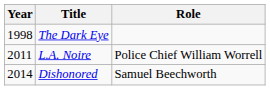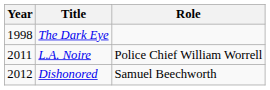(20, 74) 2014 -> (20, 74) 2012
